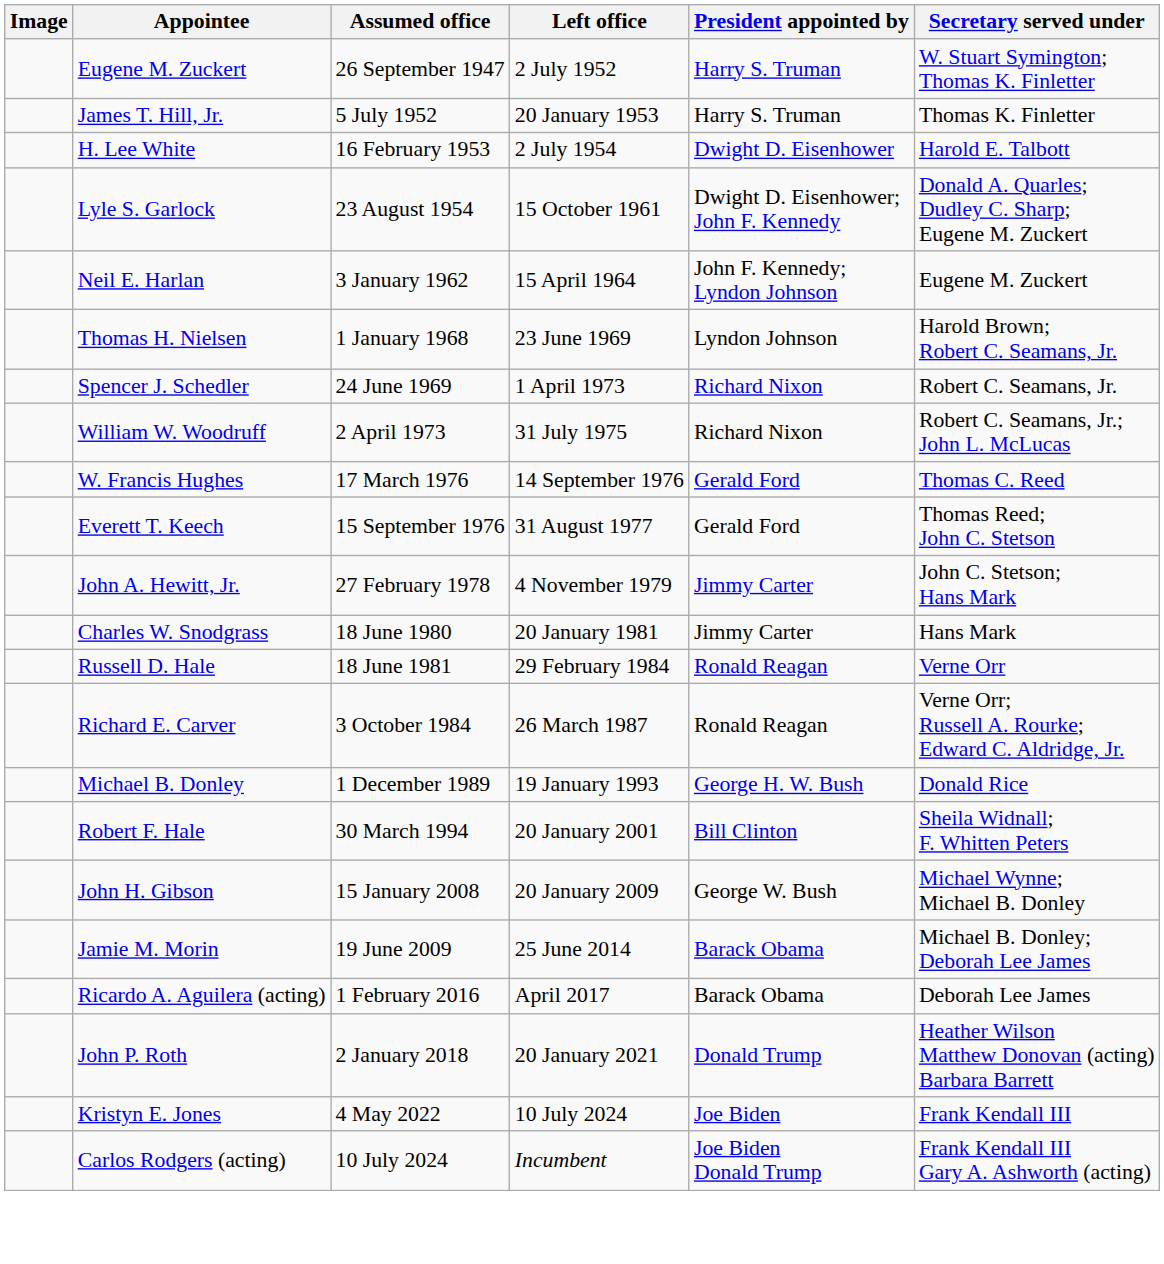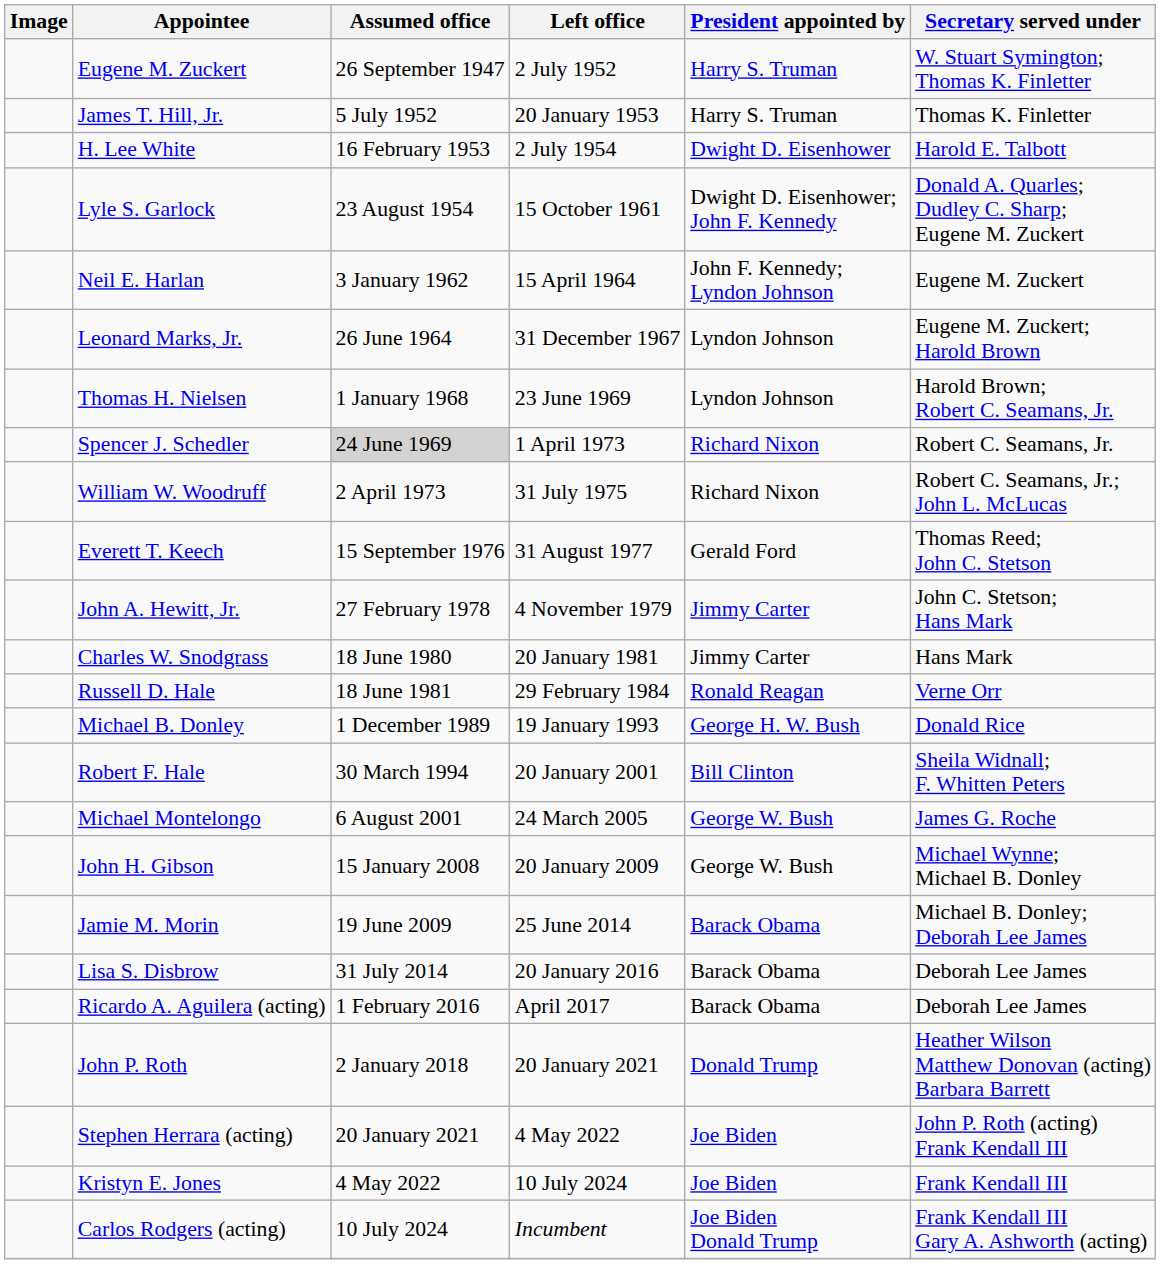+ row: (160, 338)
(394, 385) no background -> (394, 444) lightgrey background
- row: (160, 479)
- row: (157, 725)
+ row: (169, 818)
+ row: (148, 971)
+ row: (185, 1135)
